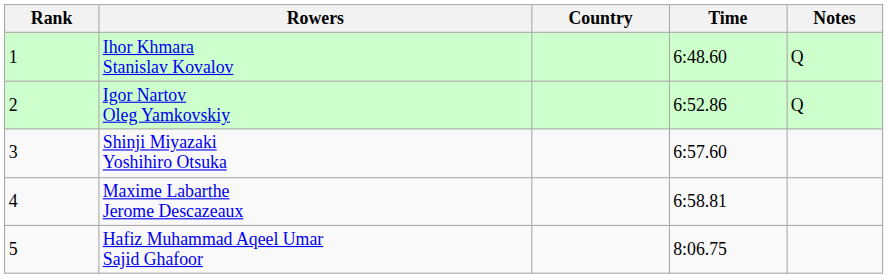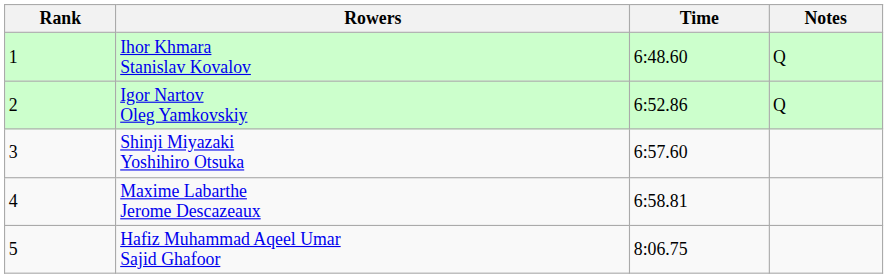- column: (601, 18)
